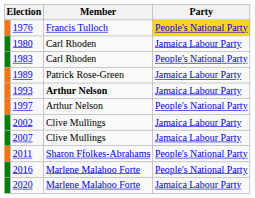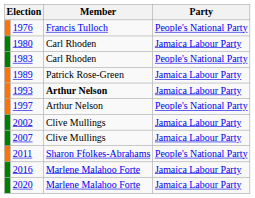(201, 28) gold background -> (201, 28) no background
(201, 169) People's National Party -> (198, 169) Jamaica Labour Party
